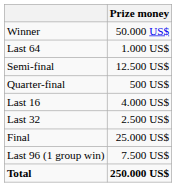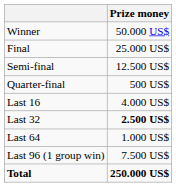rows swapped: (18, 137) <-> (24, 48)
(145, 119) normal -> (145, 119) bold
